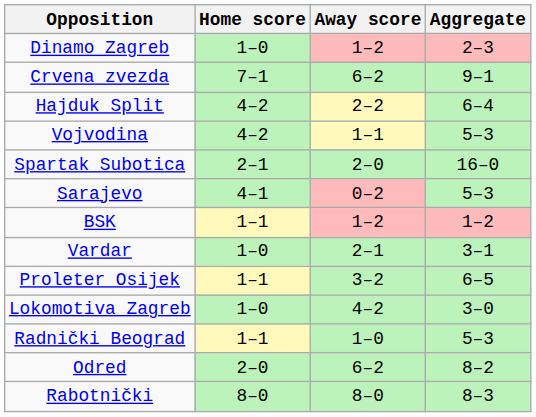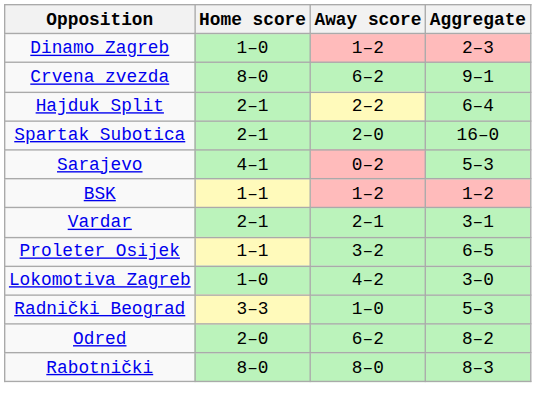(253, 77) 7–1 -> (253, 77) 8–0
(253, 106) 4–2 -> (253, 106) 2–1
- row: (100, 135)
(253, 251) 1–0 -> (253, 222) 2–1
(253, 338) 1–1 -> (253, 309) 3–3
